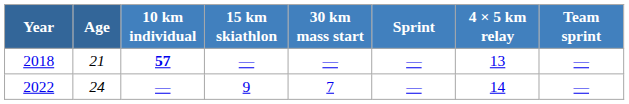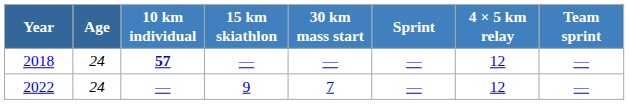(97, 61) 21 -> (97, 61) 24
(498, 61) 13 -> (498, 61) 12
(498, 86) 14 -> (498, 86) 12
